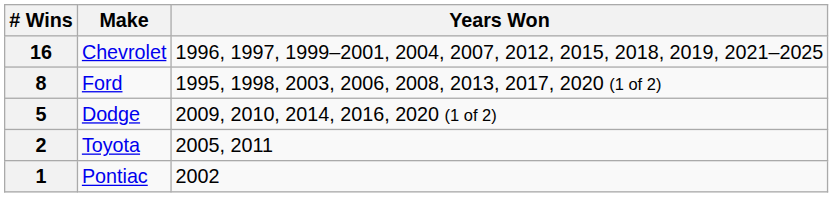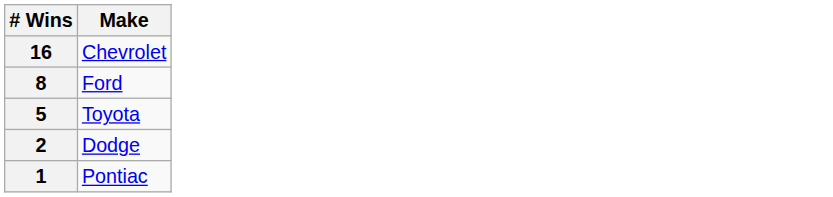- column: (499, 20)
(111, 114) Dodge -> (111, 114) Toyota
(111, 146) Toyota -> (111, 146) Dodge
